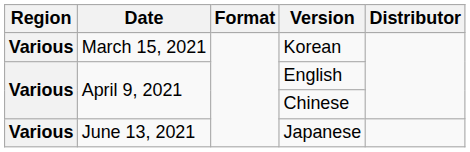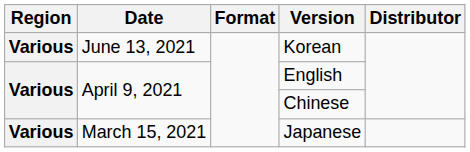(144, 47) March 15, 2021 -> (138, 47) June 13, 2021
(138, 132) June 13, 2021 -> (144, 132) March 15, 2021
